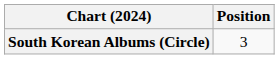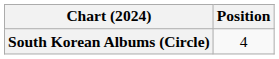(244, 41) 3 -> (244, 41) 4
